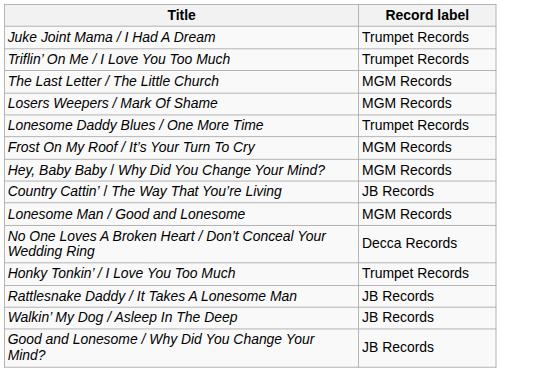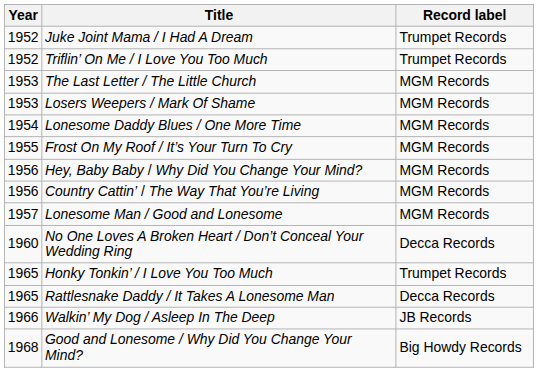+ column: (23, 15)
(416, 125) Trumpet Records -> (444, 125) MGM Records
(398, 192) JB Records -> (444, 192) MGM Records
(398, 296) JB Records -> (447, 296) Decca Records
(398, 348) JB Records -> (461, 348) Big Howdy Records
